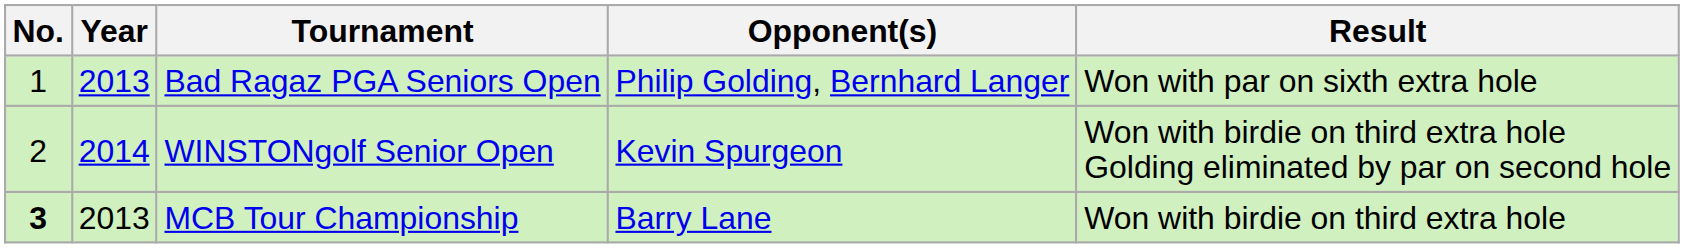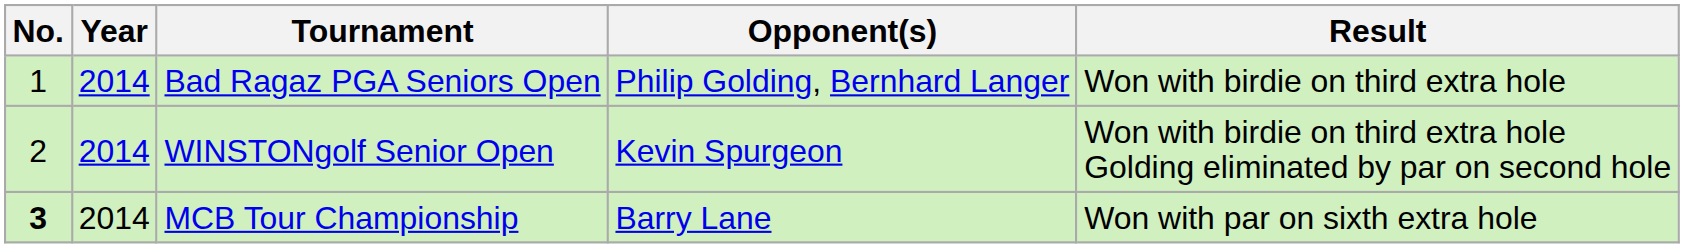(114, 81) 2013 -> (114, 81) 2014
(1311, 81) Won with par on sixth extra hole -> (1325, 81) Won with birdie on third extra hole
(114, 218) 2013 -> (114, 218) 2014
(1325, 218) Won with birdie on third extra hole -> (1311, 218) Won with par on sixth extra hole
